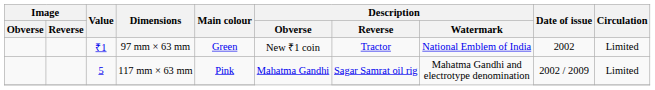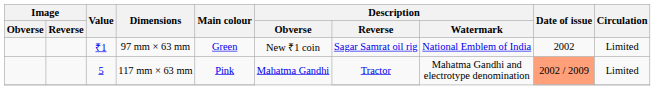(376, 47) Tractor -> (376, 47) Sagar Samrat oil rig
(376, 70) Sagar Samrat oil rig -> (376, 70) Tractor
(564, 70) no background -> (564, 70) lightsalmon background
